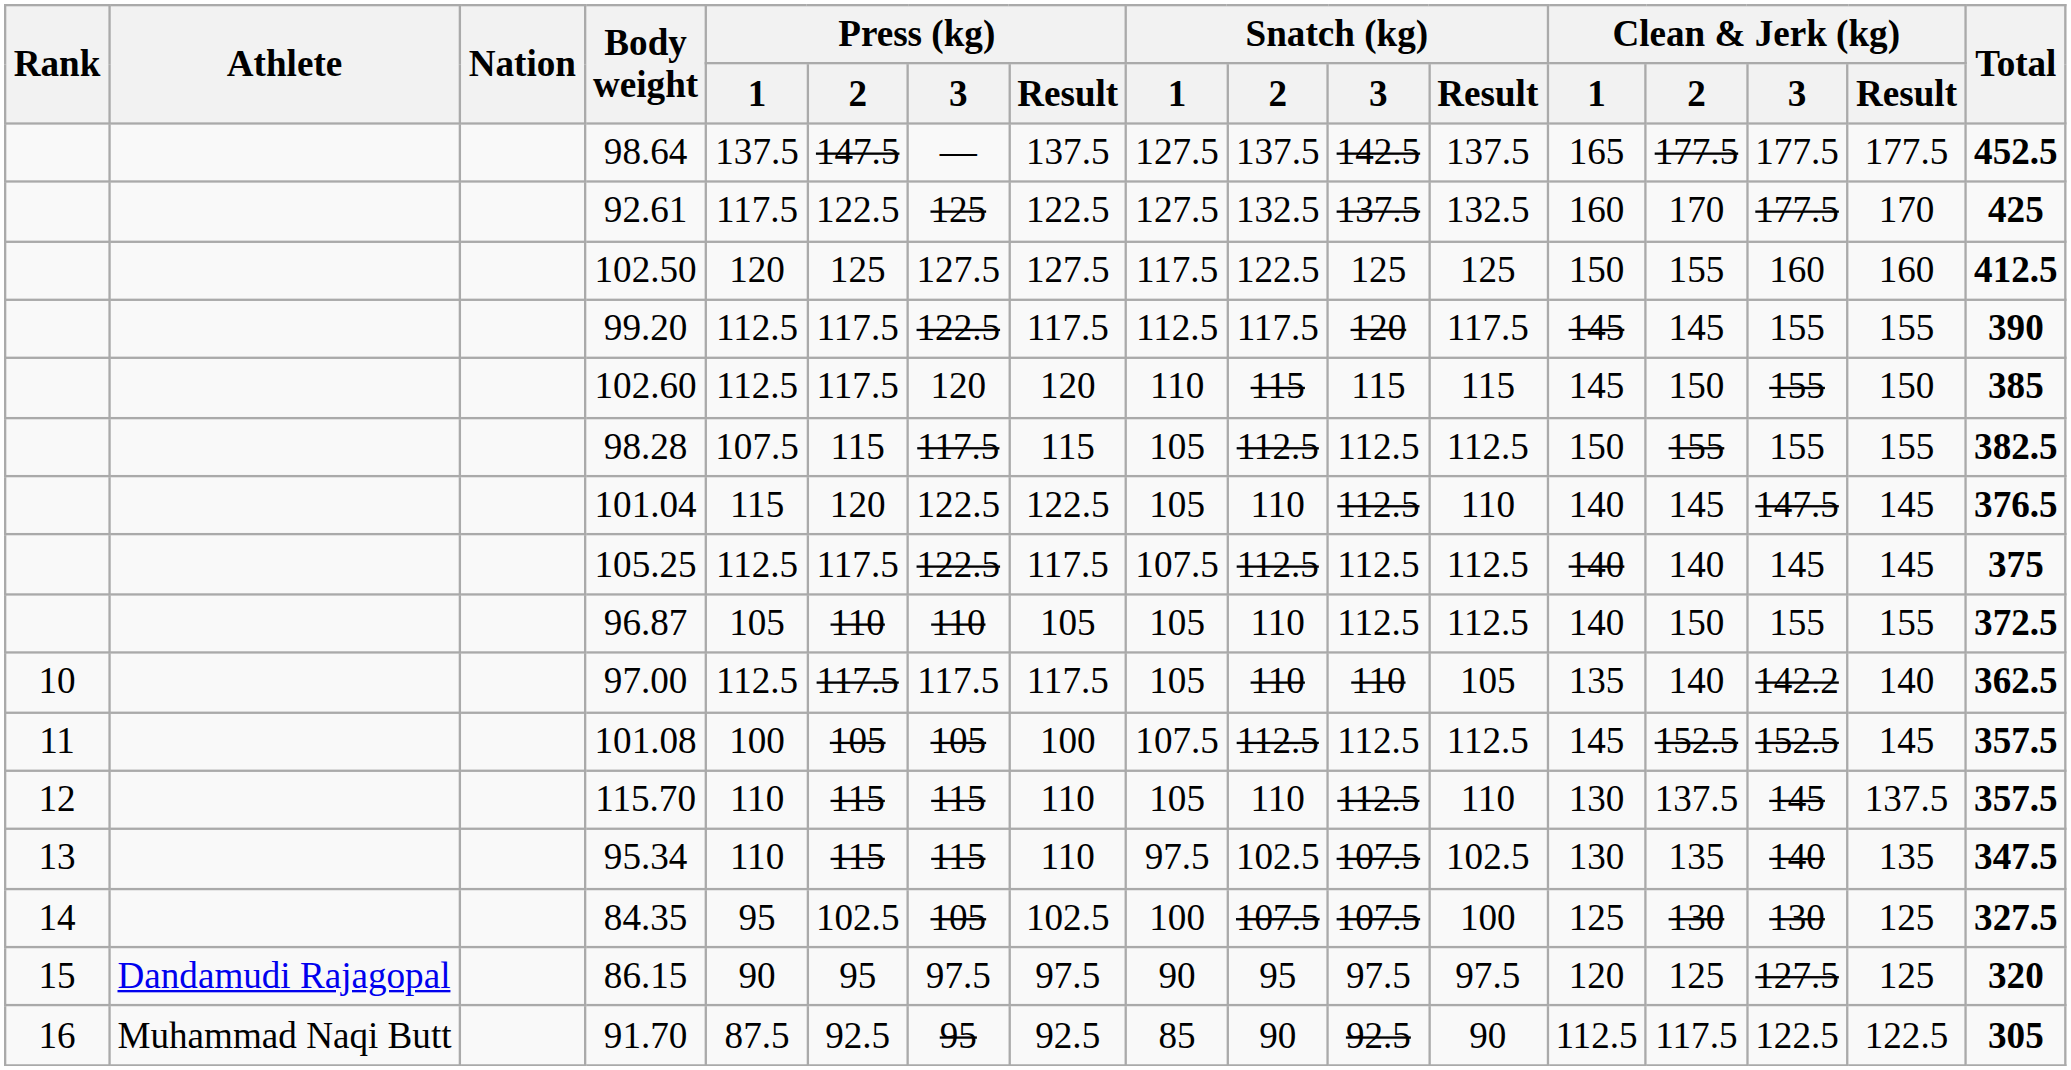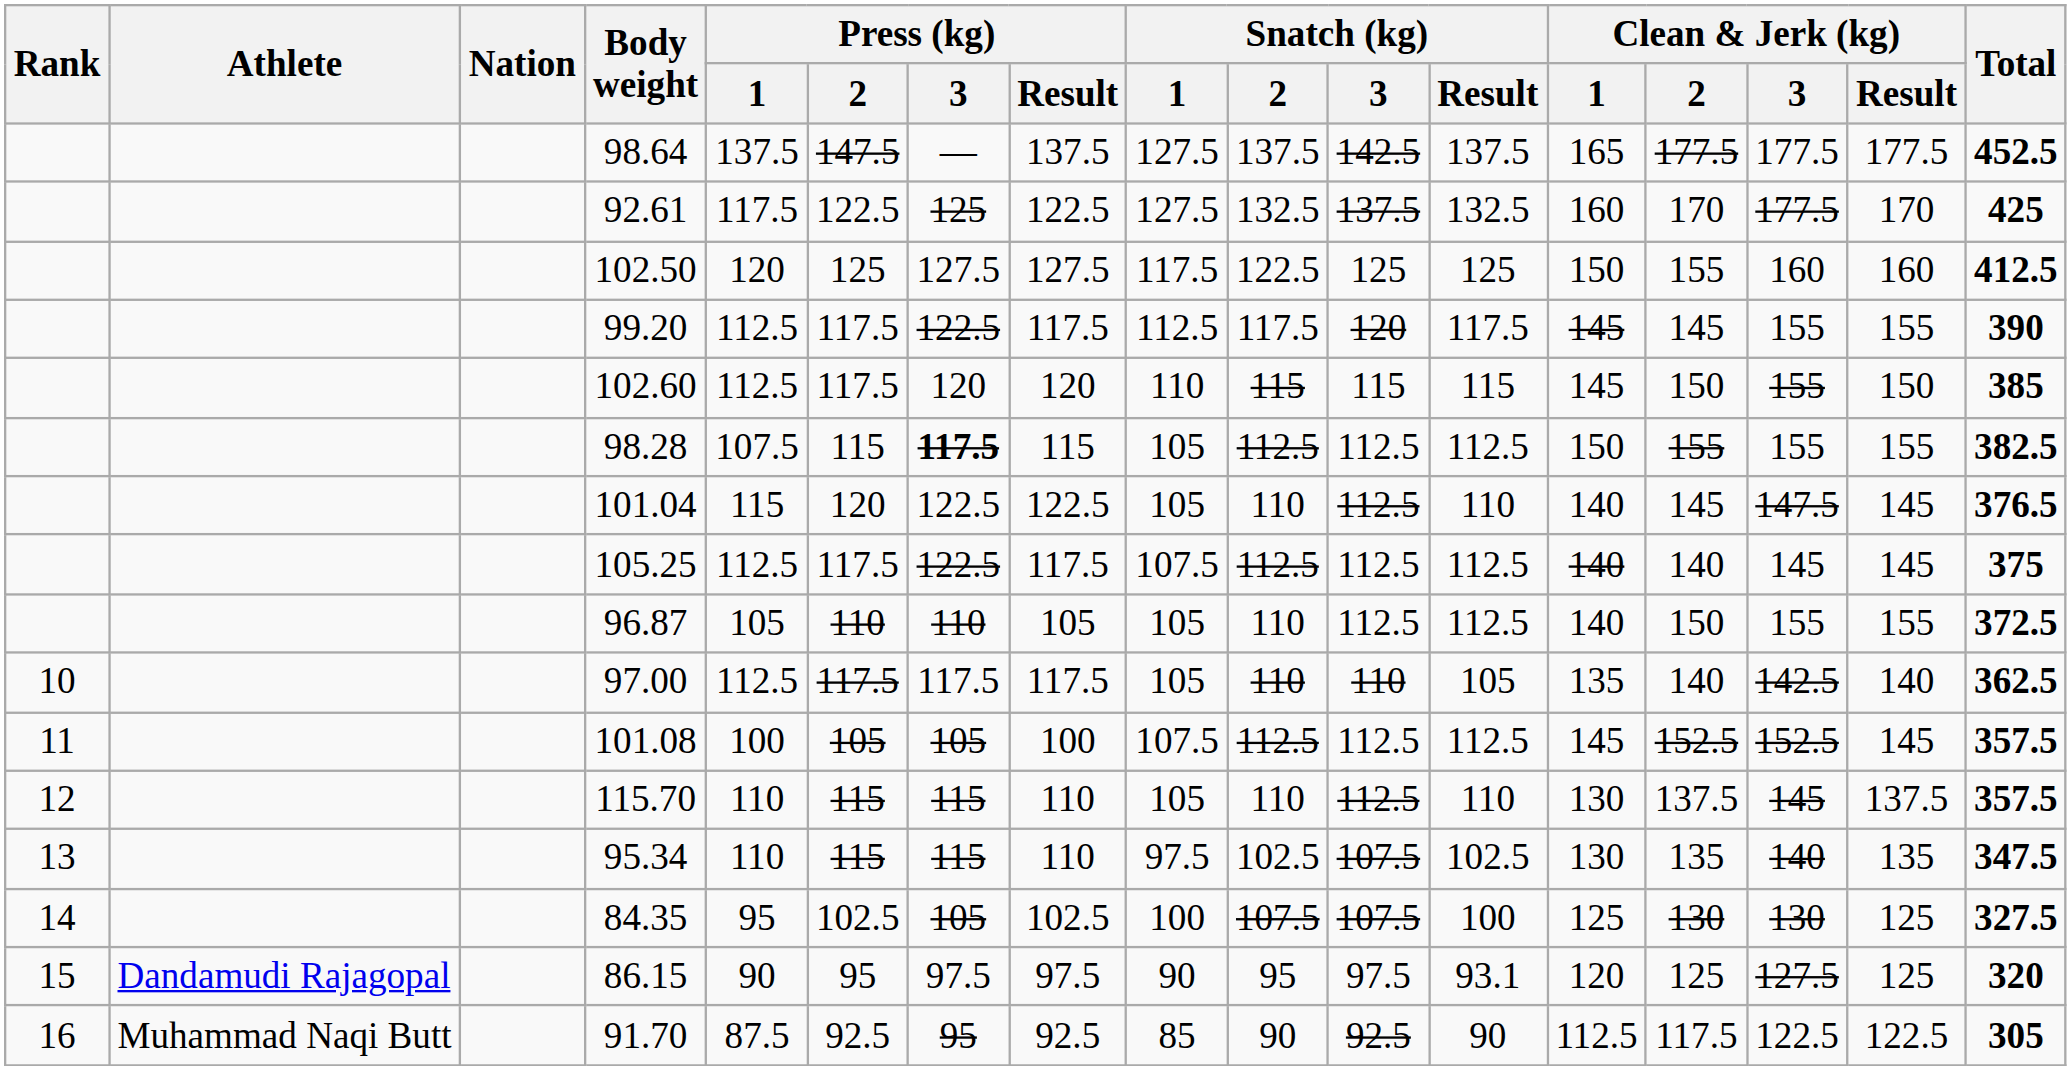(958, 446) normal -> (958, 446) bold
(1797, 681) 142.2 -> (1797, 681) 142.5
(1488, 975) 97.5 -> (1488, 975) 93.1
